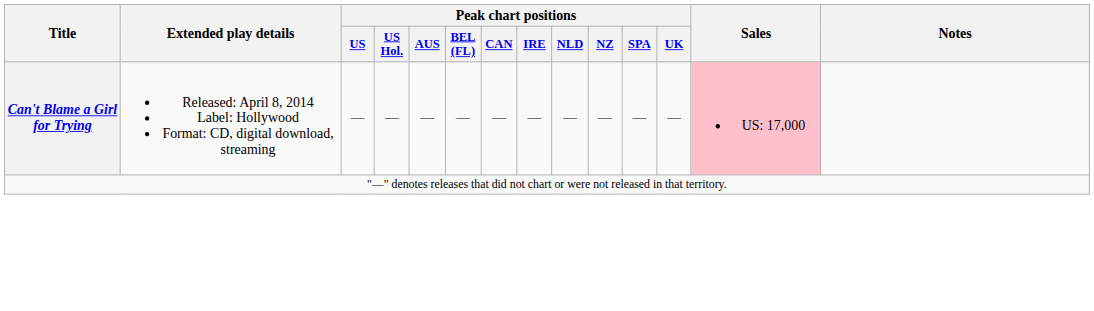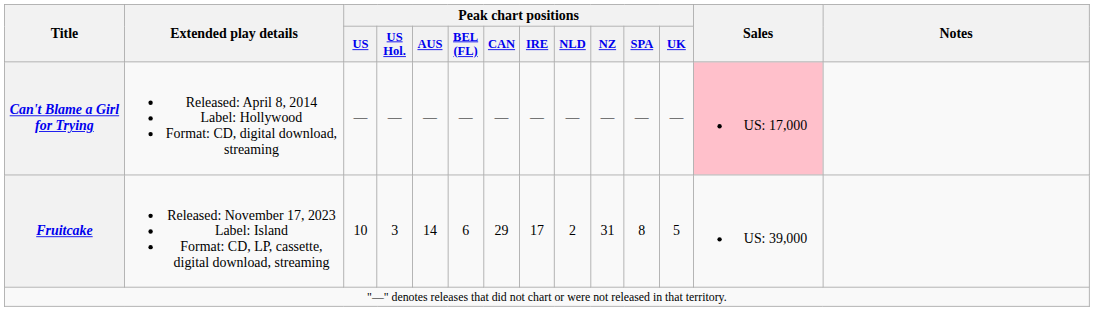+ row: (64, 230)
